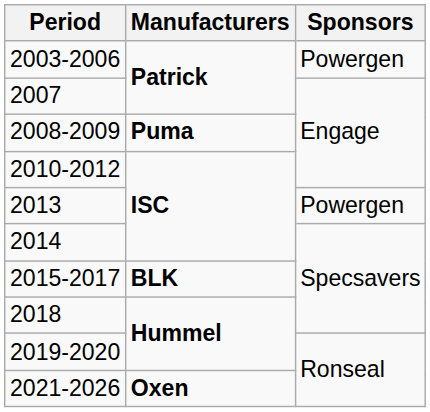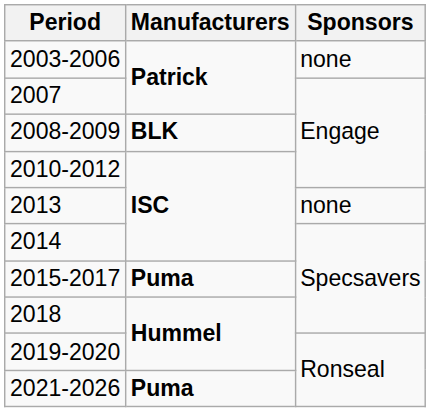(352, 59) Powergen -> (326, 59) none
(162, 132) Puma -> (155, 132) BLK
(352, 205) Powergen -> (326, 205) none
(155, 278) BLK -> (162, 278) Puma
(160, 388) Oxen -> (162, 388) Puma
